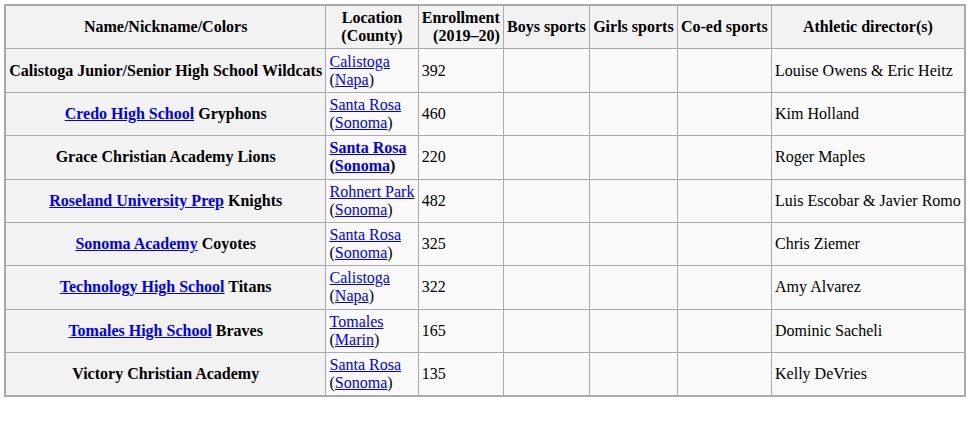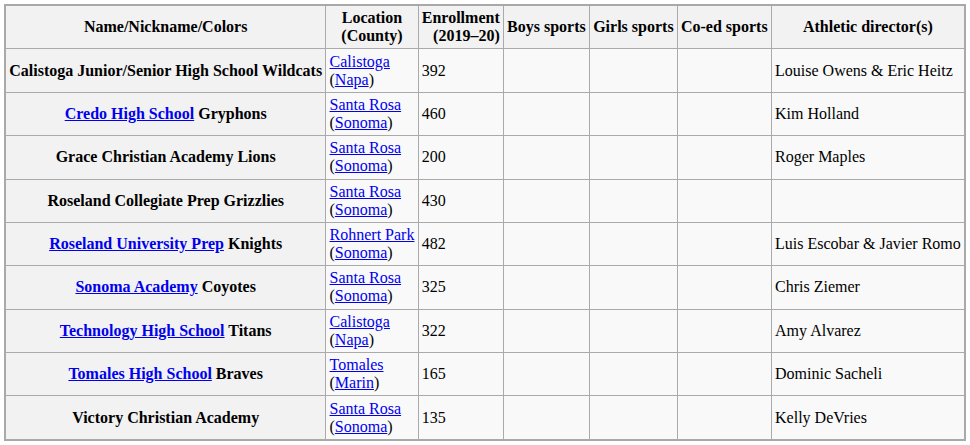(368, 157) bold -> (365, 157) normal
(434, 157) 220 -> (434, 157) 200
+ row: (166, 200)
